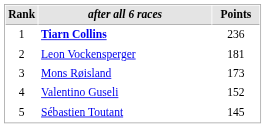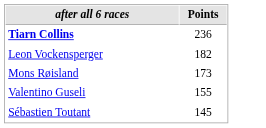- column: (22, 14)
(236, 54) 181 -> (203, 54) 182
(236, 93) 152 -> (203, 93) 155
